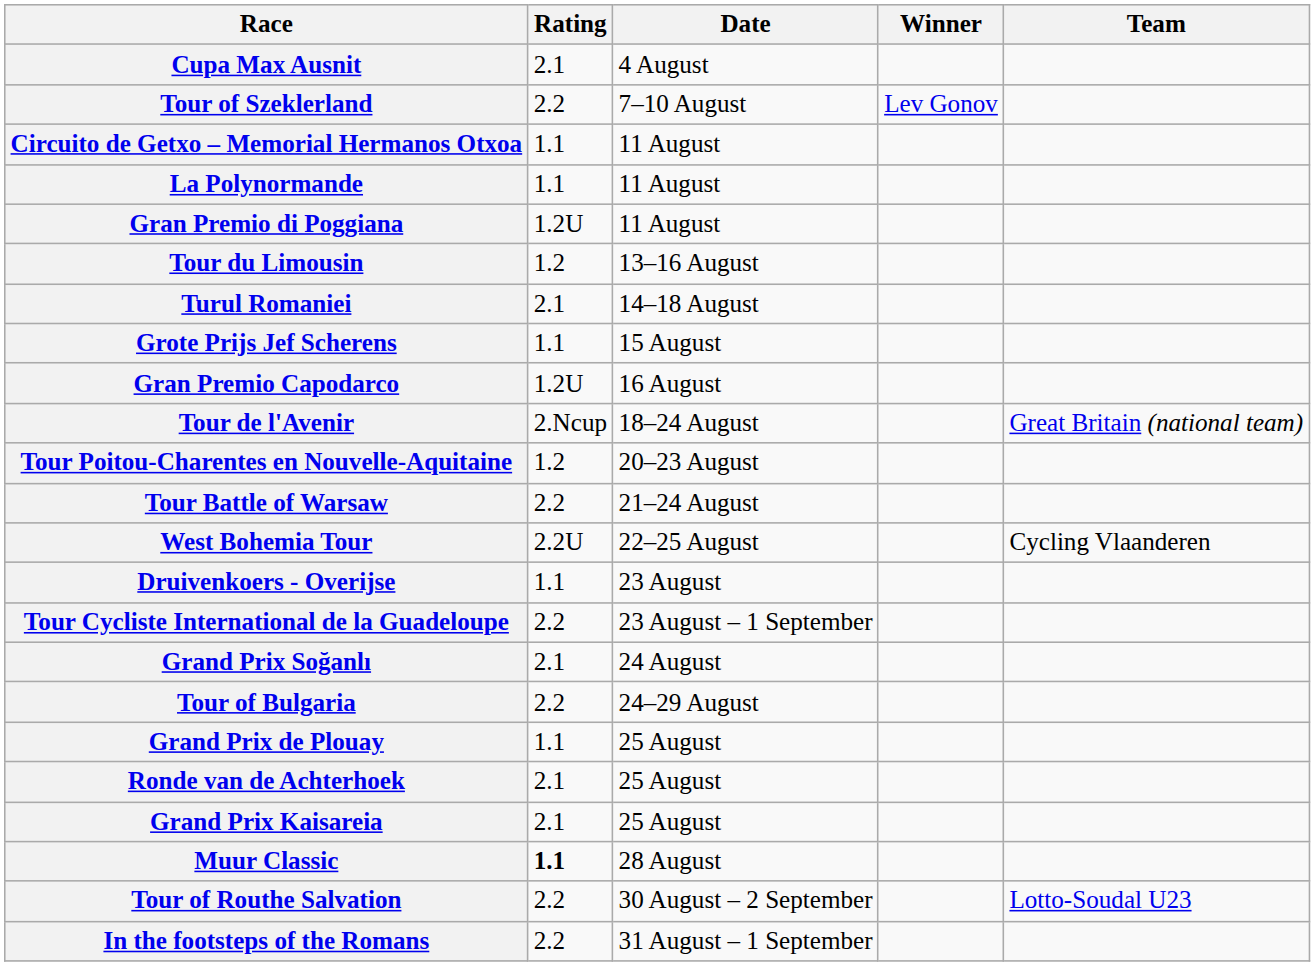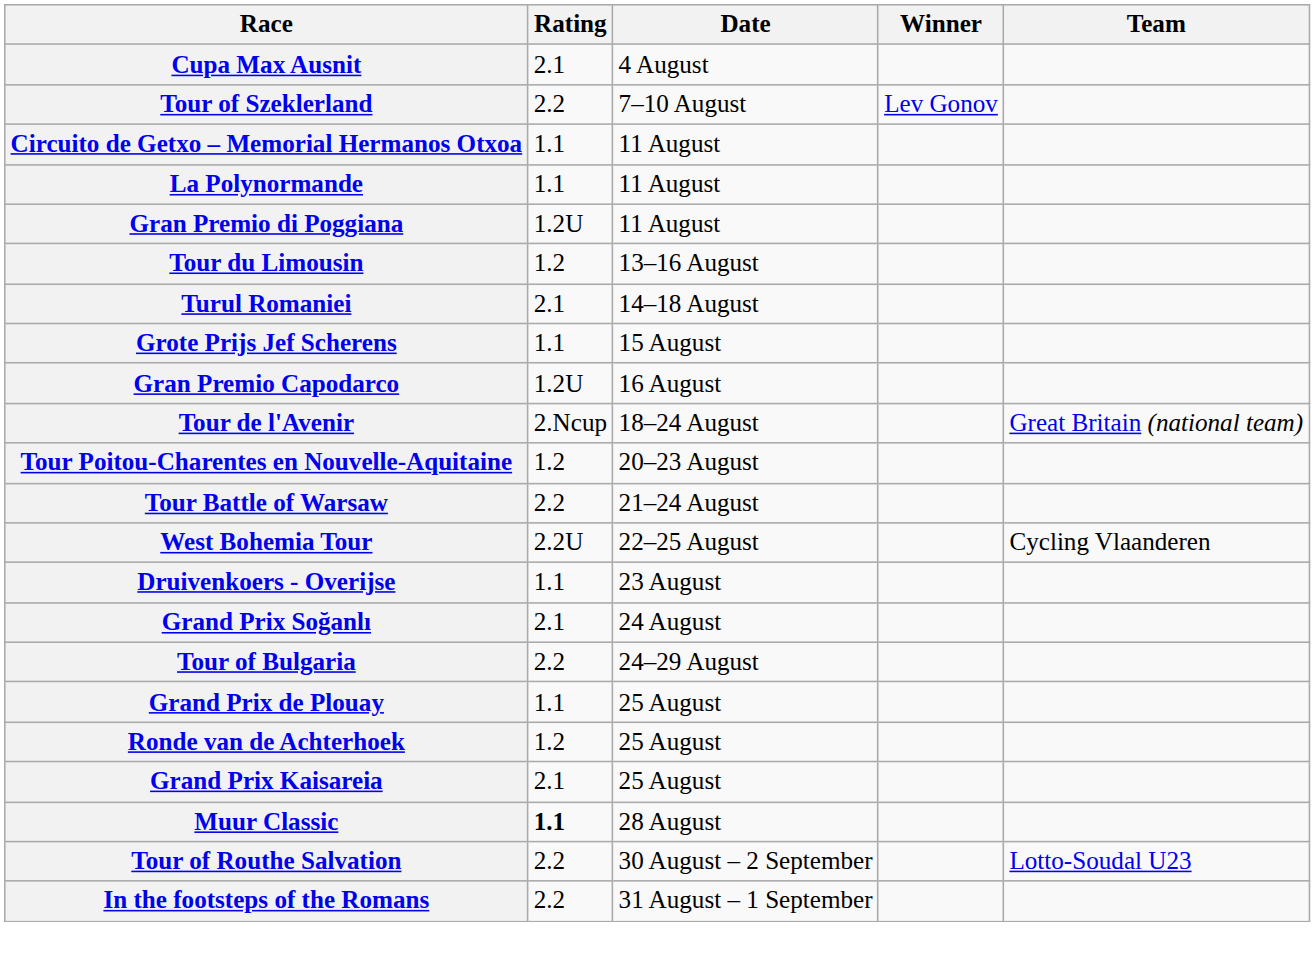- row: (266, 622)
(549, 781) 2.1 -> (549, 741) 1.2
